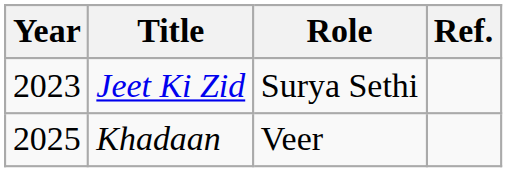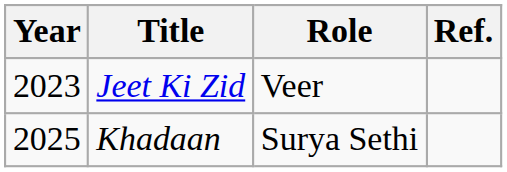(340, 85) Surya Sethi -> (292, 85) Veer
(292, 138) Veer -> (340, 138) Surya Sethi
